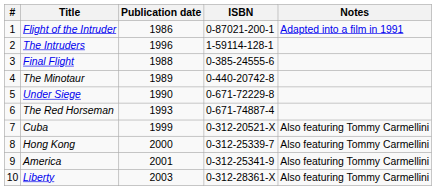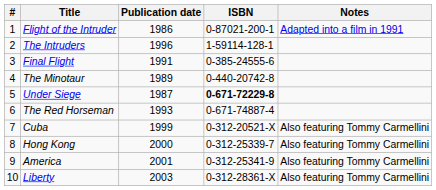(161, 62) 1988 -> (161, 62) 1991
(161, 95) 1990 -> (161, 95) 1987
(240, 95) normal -> (240, 95) bold
